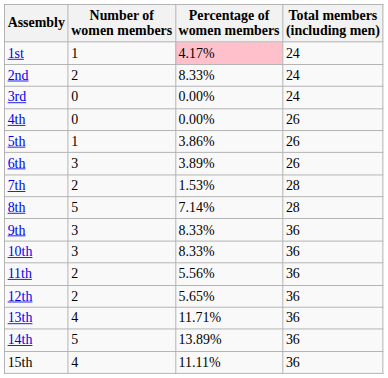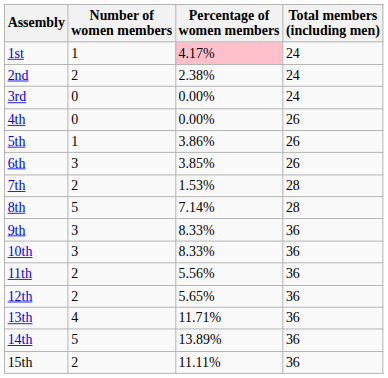(197, 75) 8.33% -> (197, 75) 2.38%
(197, 163) 3.89% -> (197, 163) 3.85%
(75, 362) 4 -> (75, 362) 2
